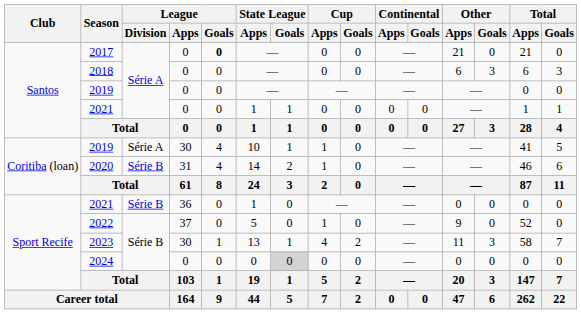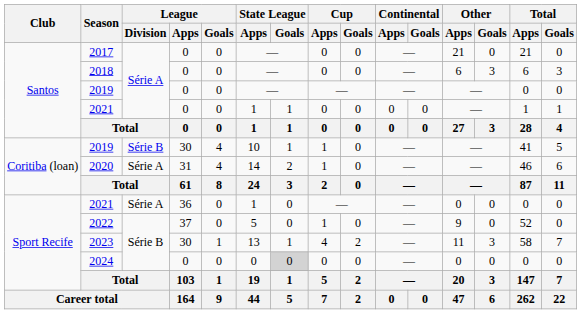(219, 52) bold -> (219, 52) normal
(146, 147) Série A -> (146, 147) Série B
(146, 166) Série B -> (146, 166) Série A
(146, 204) Série B -> (146, 204) Série A
